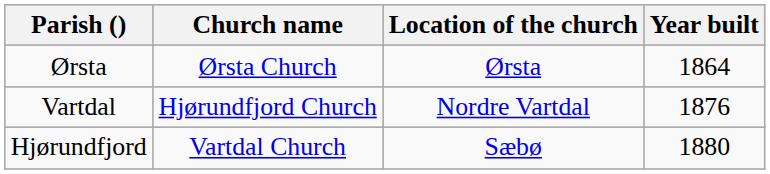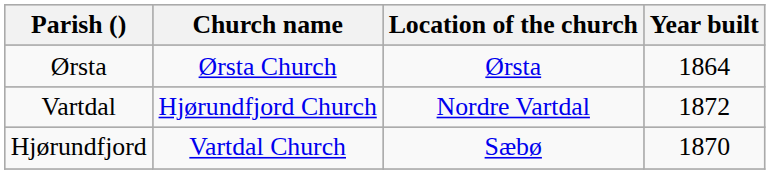(704, 106) 1876 -> (704, 106) 1872
(704, 147) 1880 -> (704, 147) 1870
